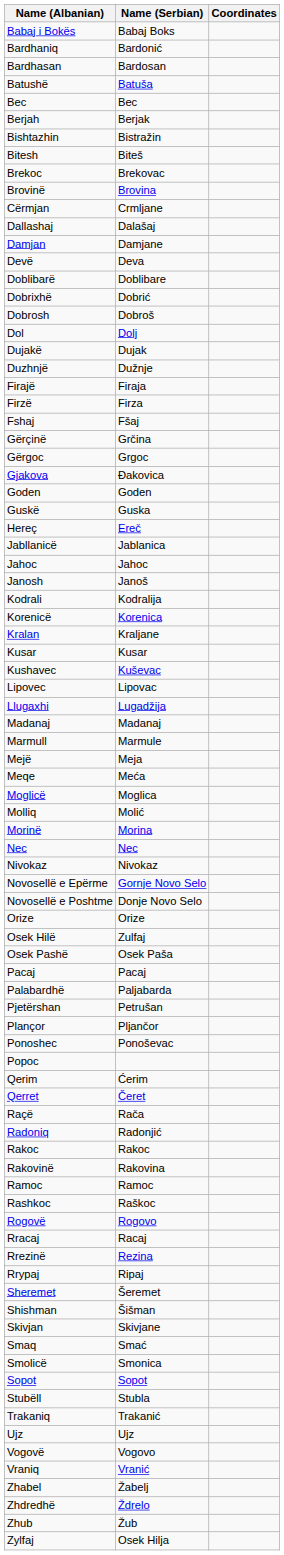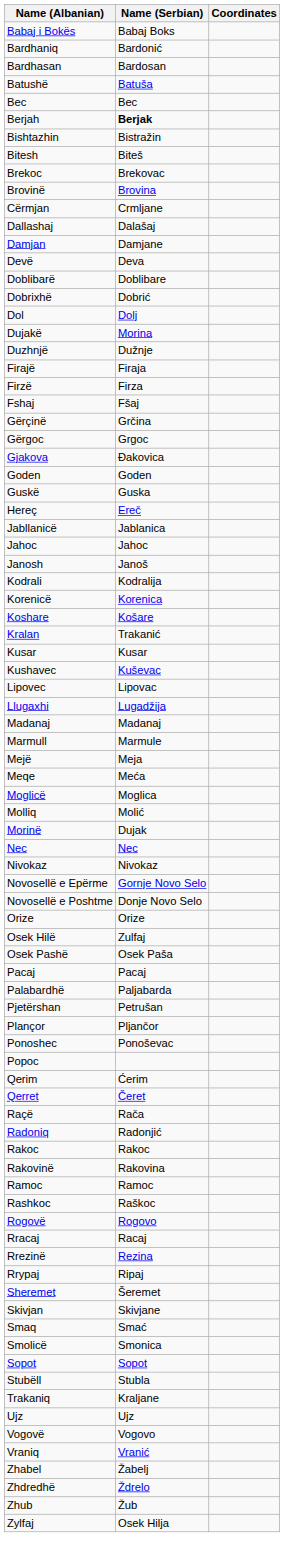(134, 119) normal -> (135, 119) bold
- row: (28, 315)
(132, 350) Dujak -> (135, 333) Morina
+ row: (28, 617)
(138, 635) Kraljane -> (139, 635) Trakanić
(135, 830) Morina -> (132, 830) Dujak
- row: (32, 1310)
(139, 1416) Trakanić -> (138, 1398) Kraljane
